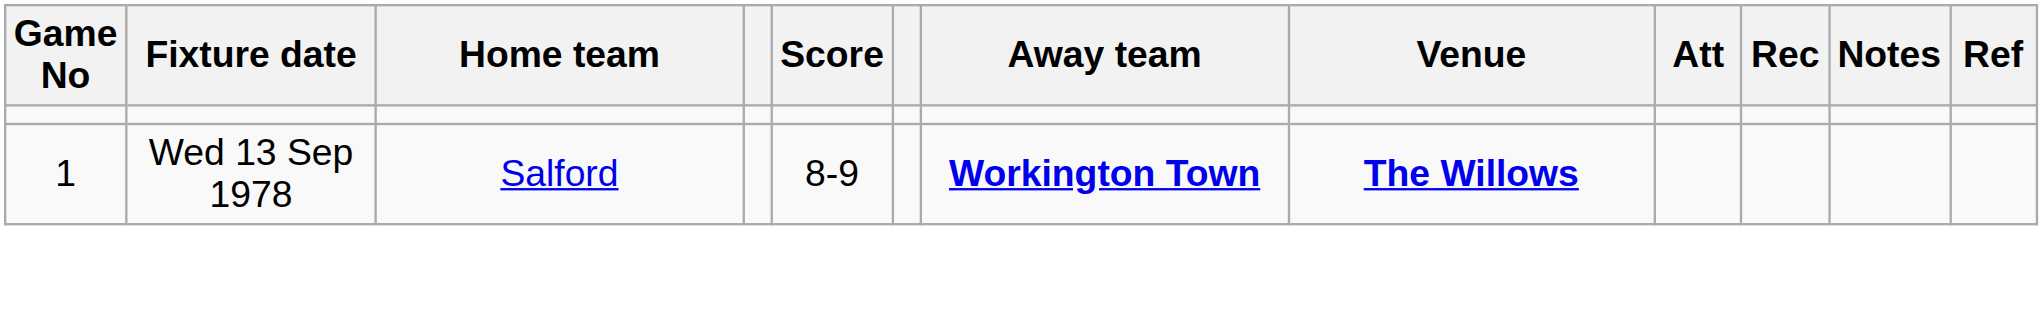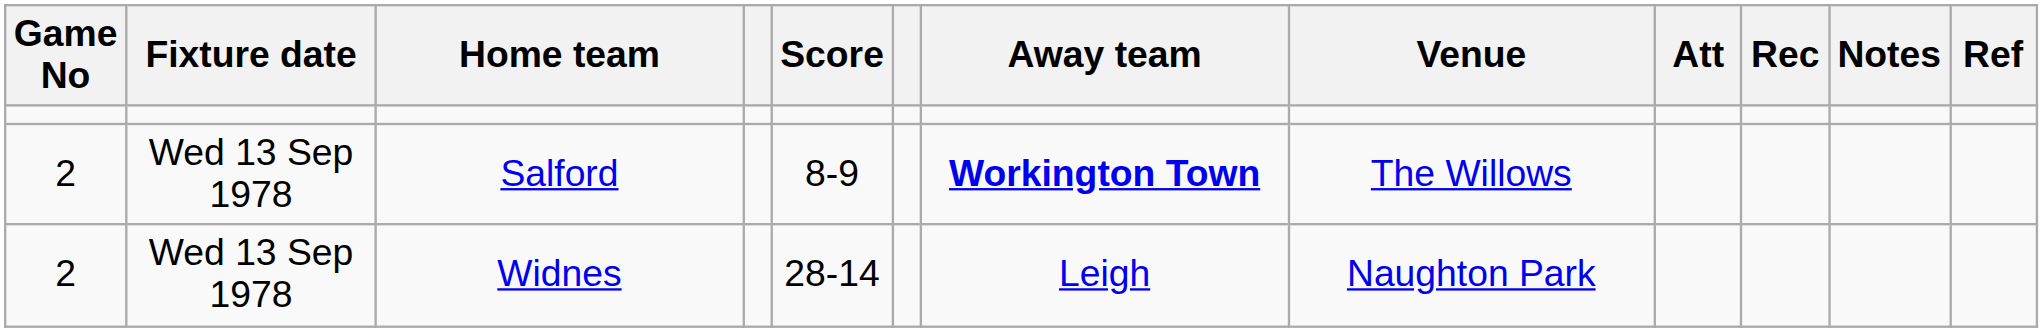(66, 173) 1 -> (66, 173) 2
(1471, 173) bold -> (1471, 173) normal
+ row: (559, 274)
